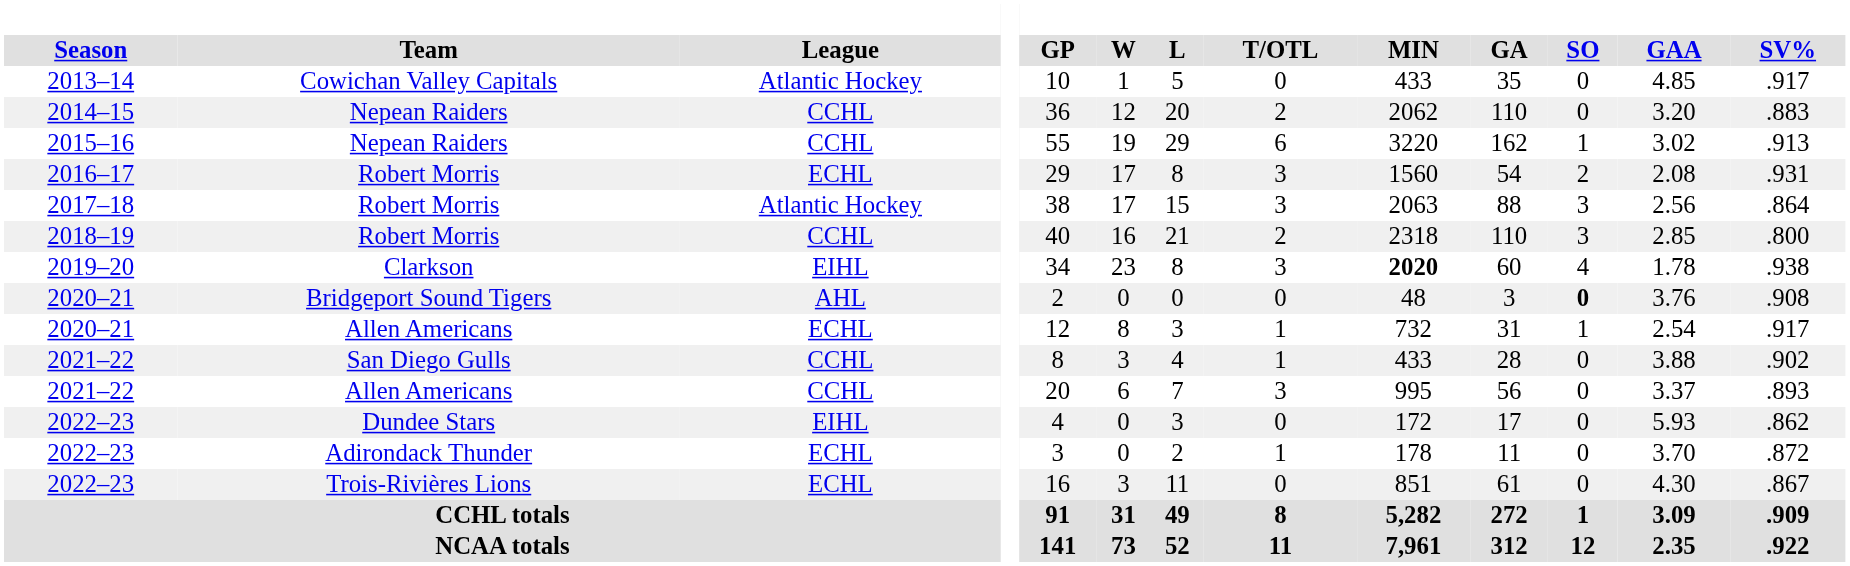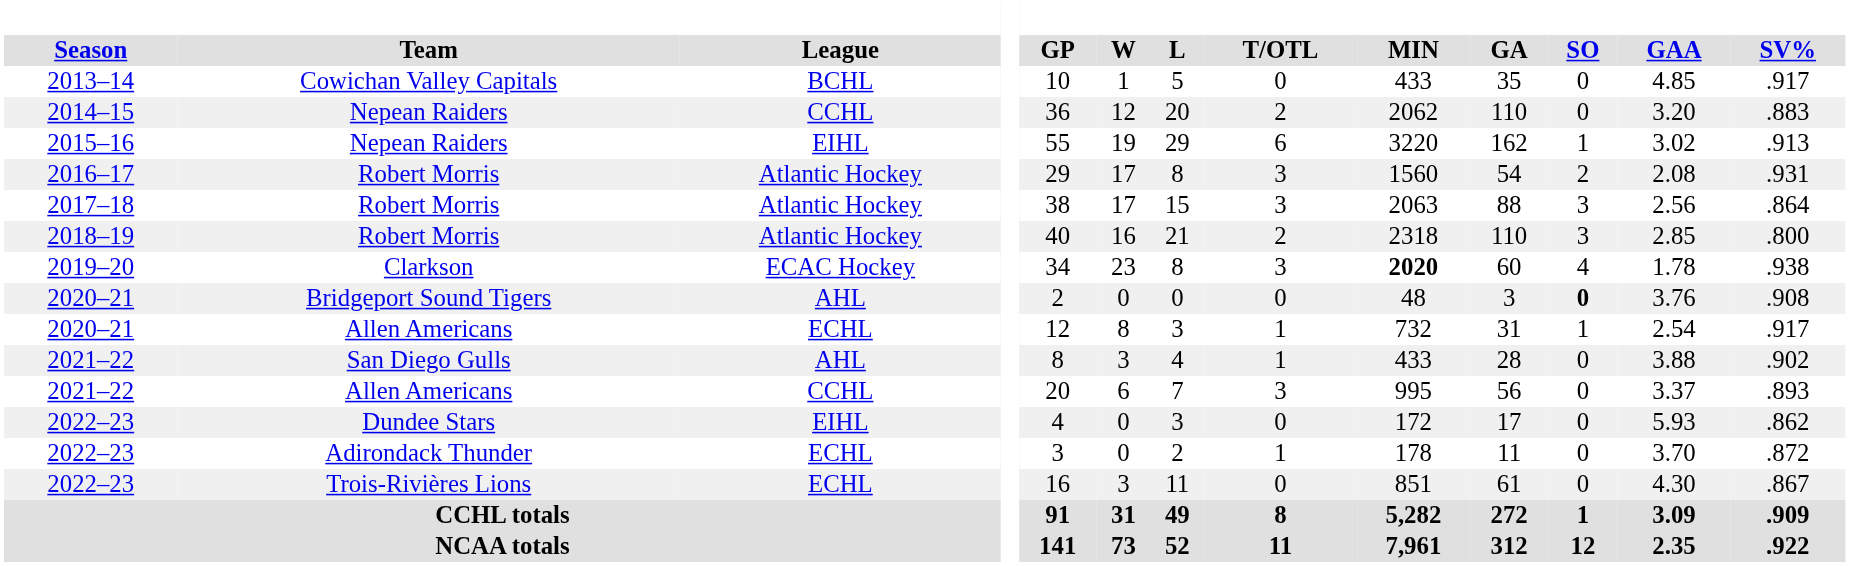(840, 81) Atlantic Hockey -> (840, 81) BCHL
(840, 143) CCHL -> (840, 143) EIHL
(840, 174) ECHL -> (840, 174) Atlantic Hockey
(840, 236) CCHL -> (840, 236) Atlantic Hockey
(840, 267) EIHL -> (840, 267) ECAC Hockey
(840, 360) CCHL -> (840, 360) AHL
